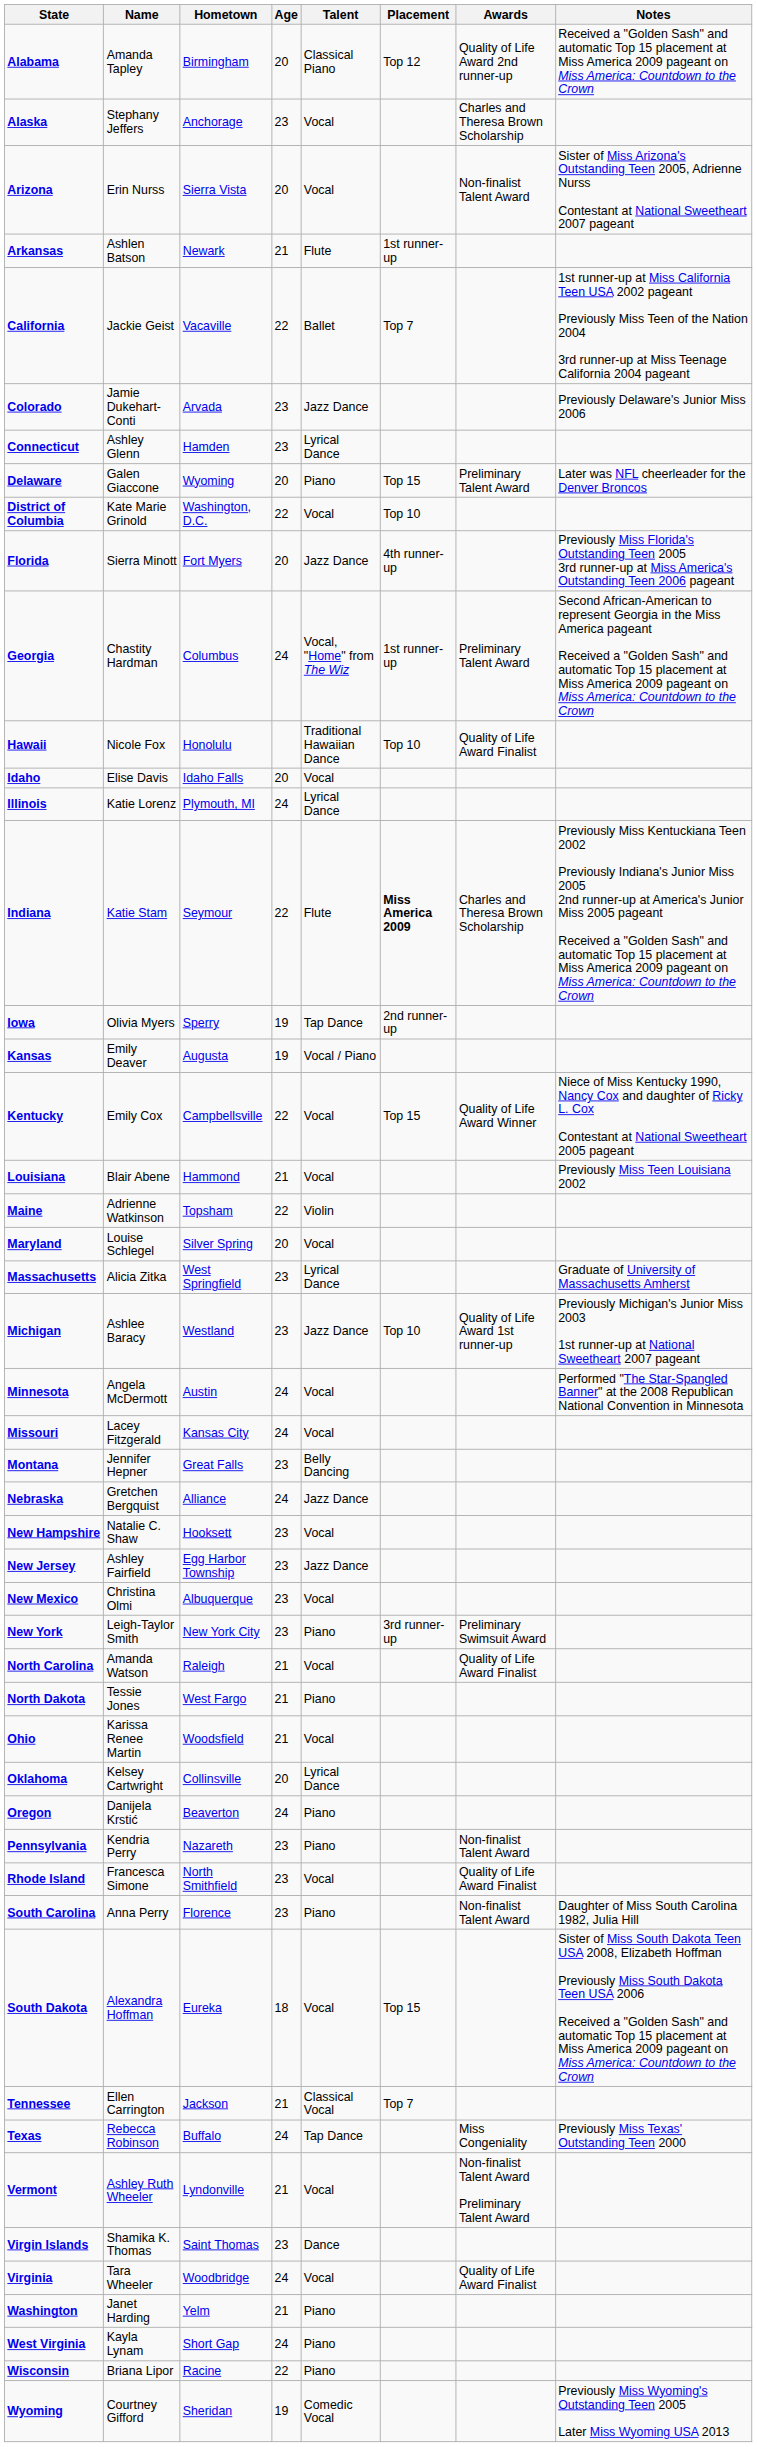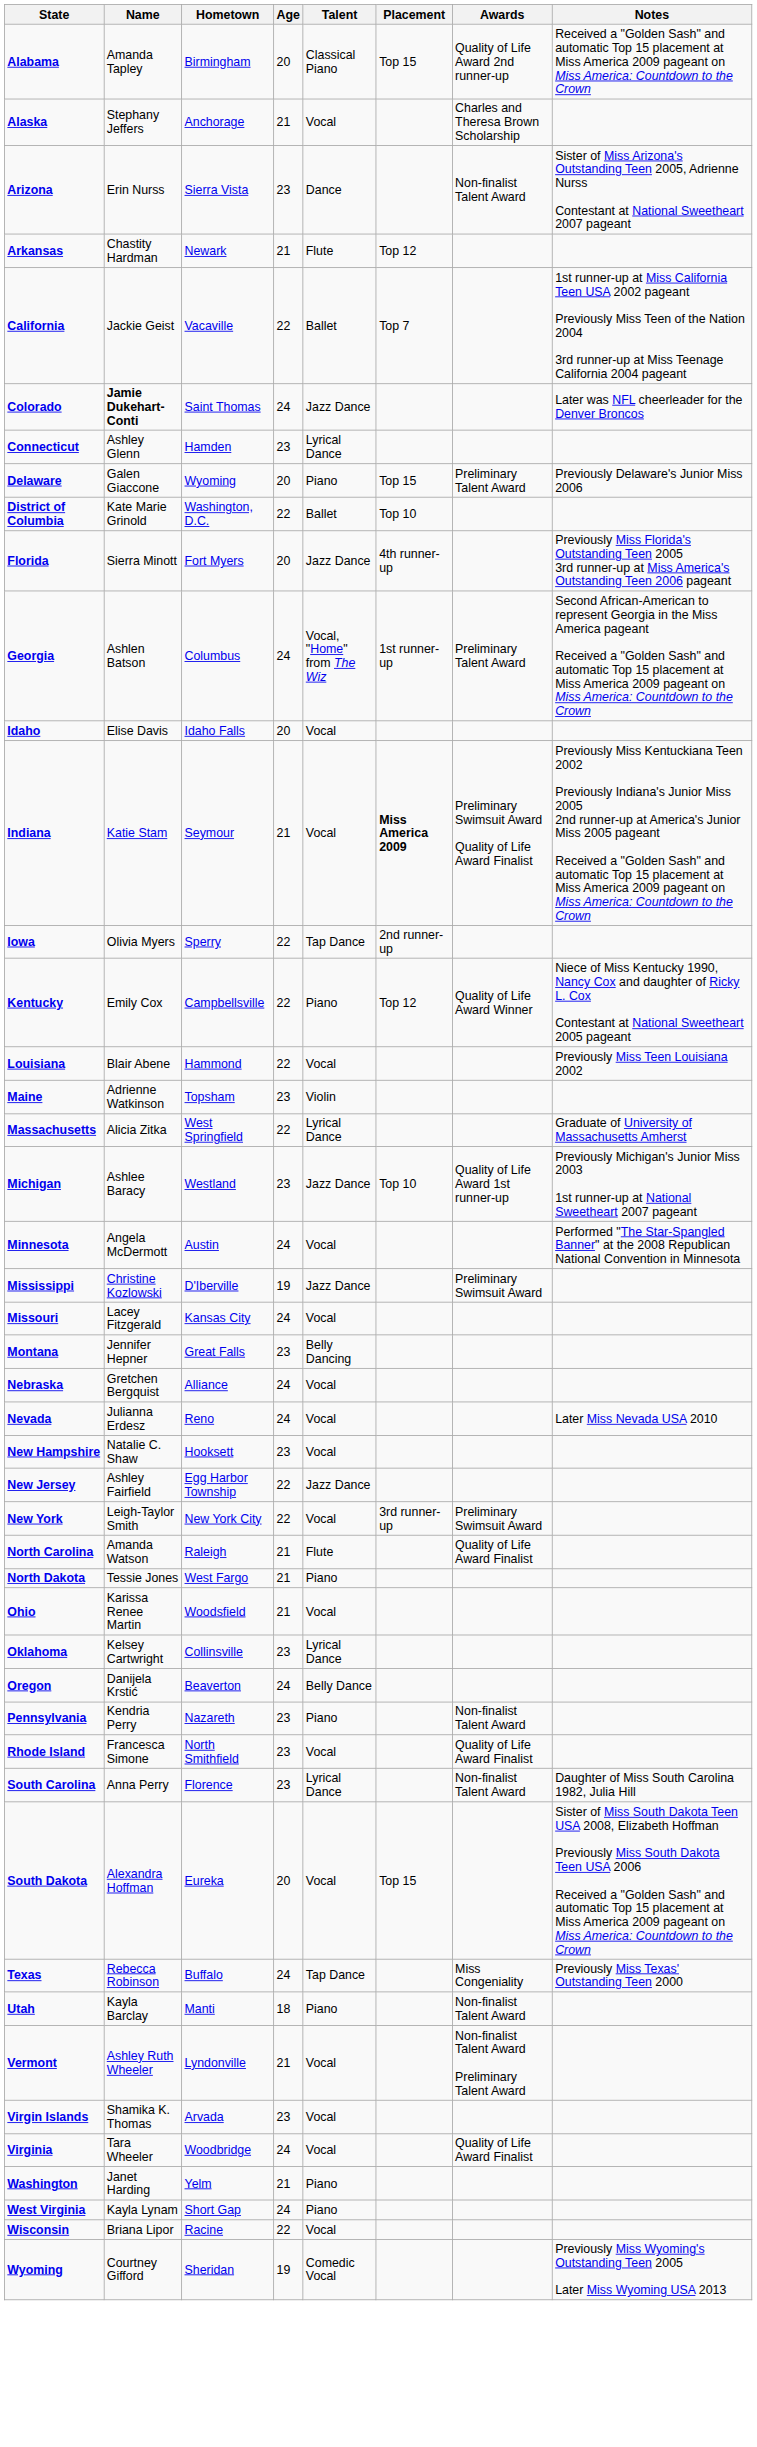(402, 62) Top 12 -> (398, 62) Top 15
(282, 123) 23 -> (284, 123) 21
(282, 190) 20 -> (284, 190) 23
(319, 190) Vocal -> (324, 190) Dance
(126, 251) Ashlen Batson -> (132, 251) Chastity Hardman
(413, 251) 1st runner-up -> (398, 251) Top 12
(134, 407) normal -> (136, 407) bold
(202, 407) Arvada -> (223, 407) Saint Thomas
(282, 407) 23 -> (284, 407) 24
(652, 407) Previously Delaware's Junior Miss 2006 -> (649, 407) Later was NFL cheerleader for the Denver Broncos
(652, 481) Later was NFL cheerleader for the Denver Broncos -> (649, 481) Previously Delaware's Junior Miss 2006
(319, 514) Vocal -> (321, 514) Ballet
(132, 656) Chastity Hardman -> (126, 656) Ashlen Batson
- row: (27, 745)
- row: (27, 805)
(282, 914) 22 -> (284, 833) 21
(318, 914) Flute -> (321, 833) Vocal
(501, 914) Charles and Theresa Brown Scholarship -> (499, 833) Preliminary Swimsuit Award Quality of Life Award Finalist
(282, 1023) 19 -> (284, 942) 22
- row: (29, 1056)
(319, 1117) Vocal -> (322, 1003) Piano
(402, 1117) Top 15 -> (398, 1003) Top 12
(282, 1178) 21 -> (284, 1064) 22
(282, 1211) 22 -> (284, 1097) 23
- row: (35, 1244)
(282, 1278) 23 -> (284, 1130) 22
+ row: (41, 1285)
(336, 1499) Jazz Dance -> (321, 1385) Vocal
+ row: (29, 1419)
(282, 1566) 23 -> (284, 1485) 22
- row: (43, 1599)
(282, 1632) 23 -> (284, 1519) 22
(320, 1632) Piano -> (321, 1519) Vocal
(319, 1666) Vocal -> (320, 1552) Flute
(282, 1780) 20 -> (284, 1652) 23
(320, 1813) Piano -> (339, 1685) Belly Dance
(320, 1913) Piano -> (324, 1785) Lyrical Dance
(282, 2008) 18 -> (284, 1881) 20
- row: (39, 2103)
+ row: (21, 2009)
(221, 2245) Saint Thomas -> (204, 2117) Arvada
(322, 2245) Dance -> (321, 2117) Vocal
(320, 2371) Piano -> (321, 2230) Vocal
